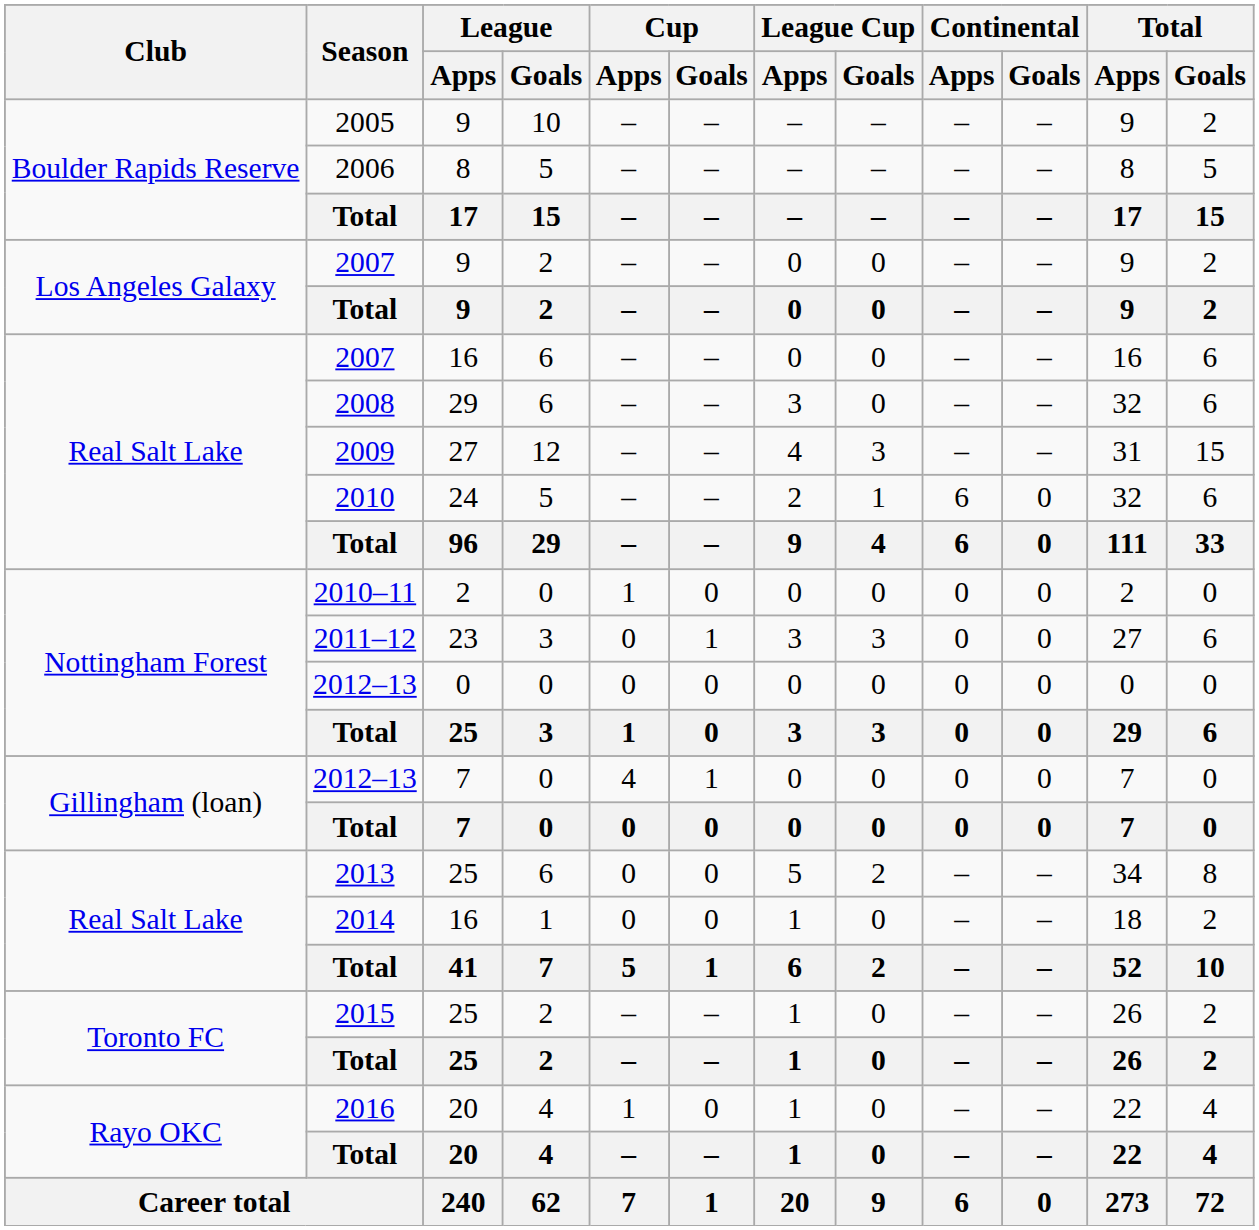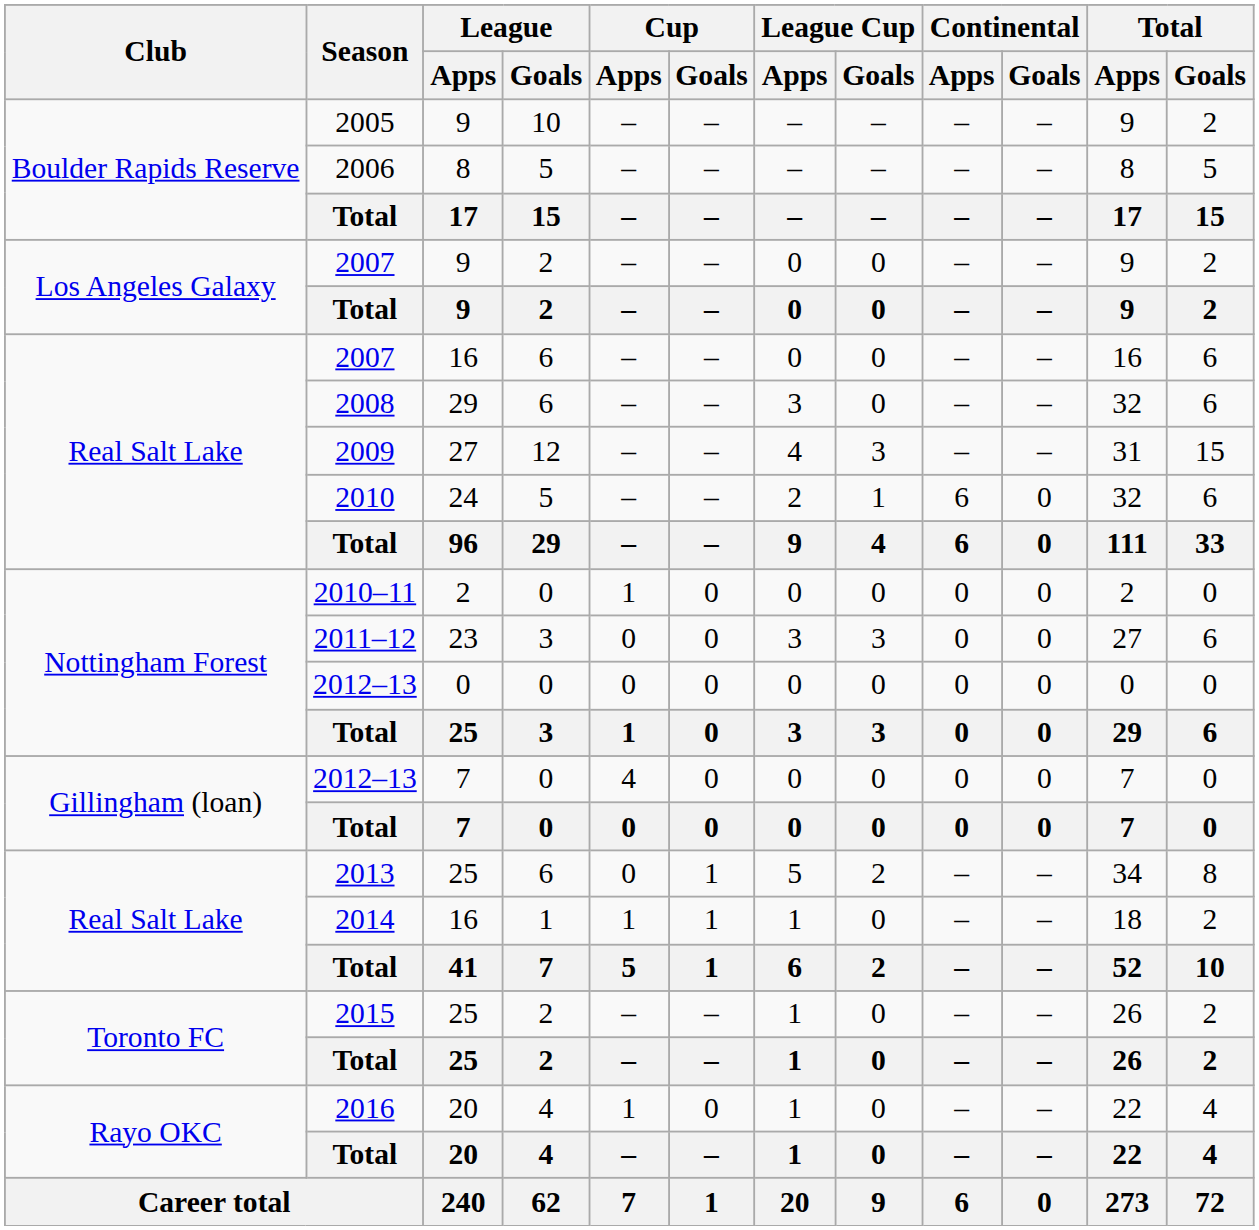(712, 638) 1 -> (712, 638) 0
(712, 779) 1 -> (712, 779) 0
(712, 872) 0 -> (712, 872) 1
(629, 919) 0 -> (629, 919) 1
(712, 919) 0 -> (712, 919) 1
